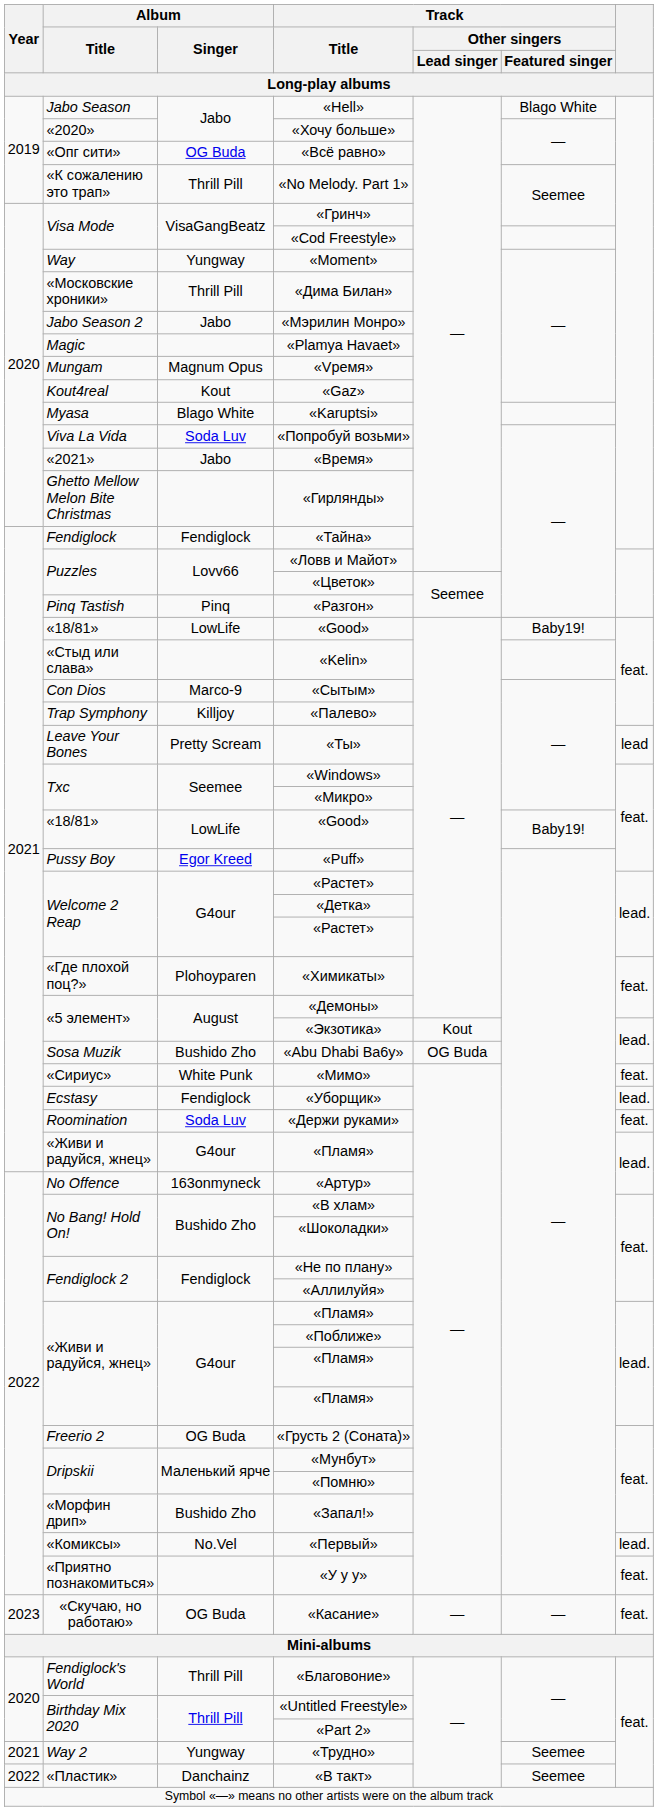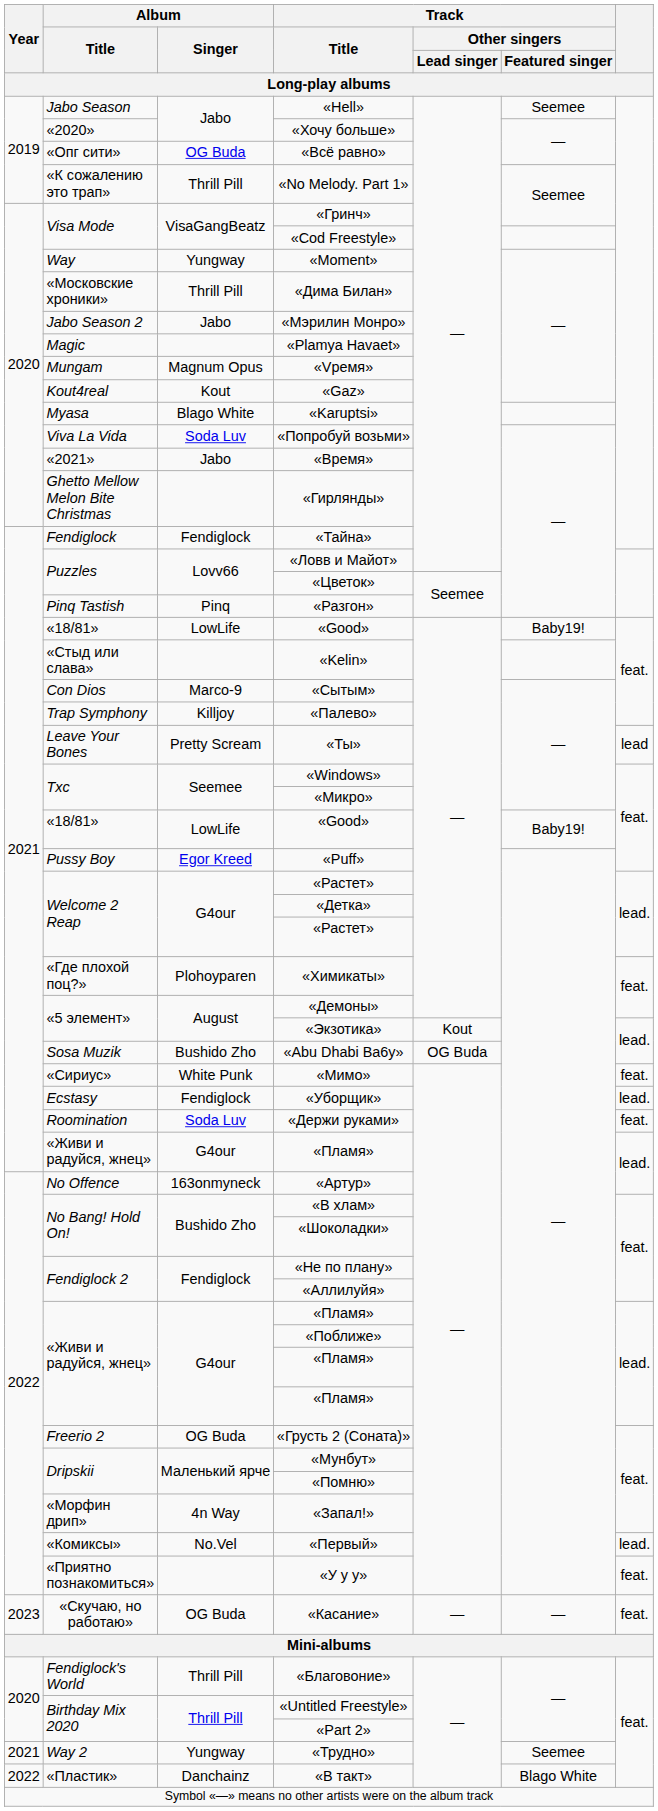(558, 107) Blago White -> (558, 107) Seemee
(216, 1513) Bushido Zho -> (216, 1513) 4n Way
(558, 1775) Seemee -> (558, 1775) Blago White
